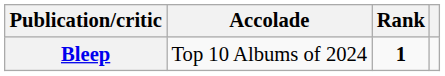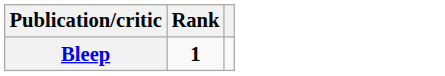- column: (269, 20)
